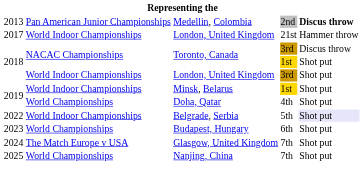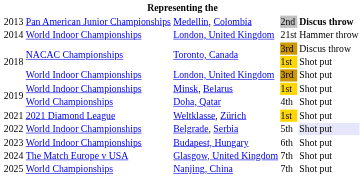(14, 35) 2017 -> (14, 35) 2014
+ row: (210, 115)
(69, 129) World Championships -> (84, 142) World Indoor Championships
